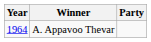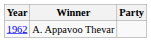(17, 29) 1964 -> (17, 29) 1962
